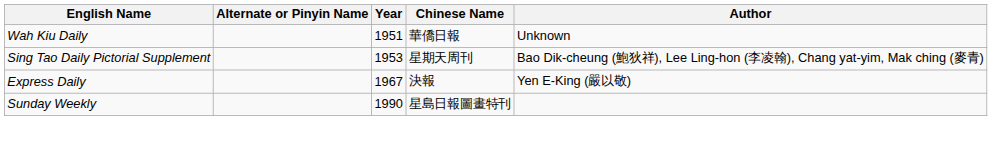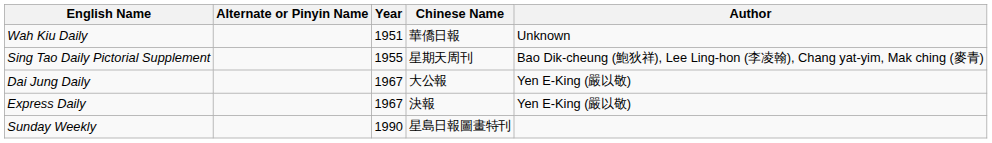(389, 58) 1953 -> (389, 58) 1955
+ row: (49, 81)
